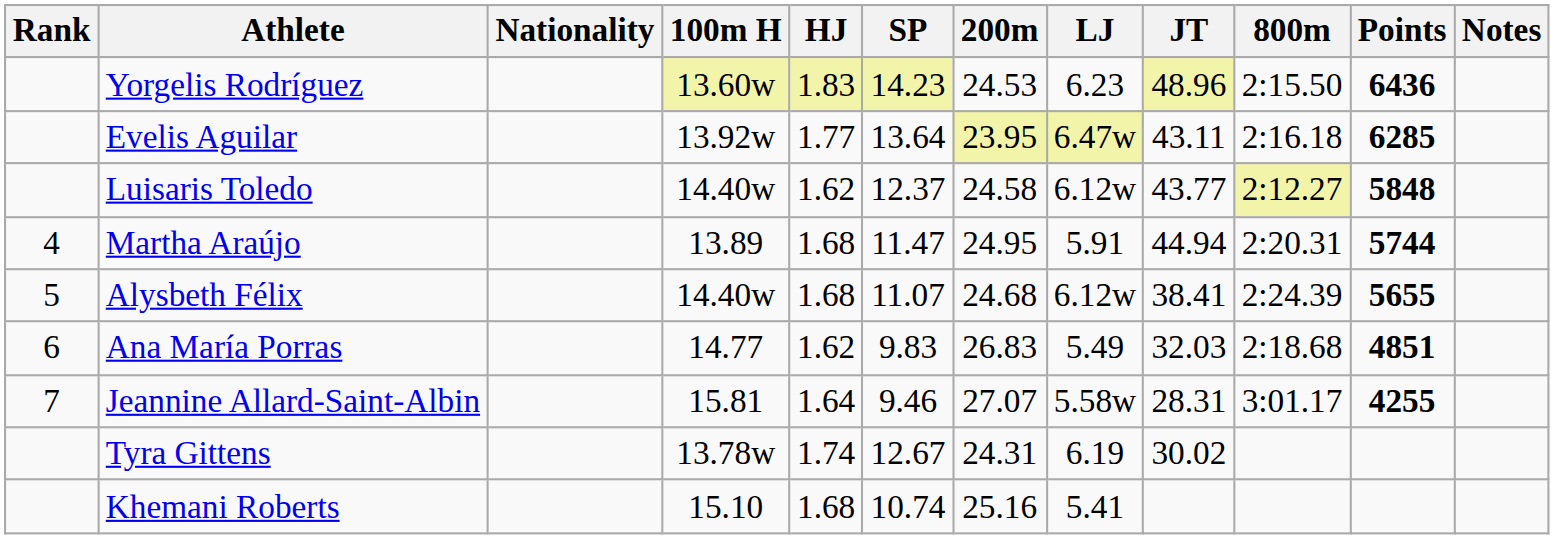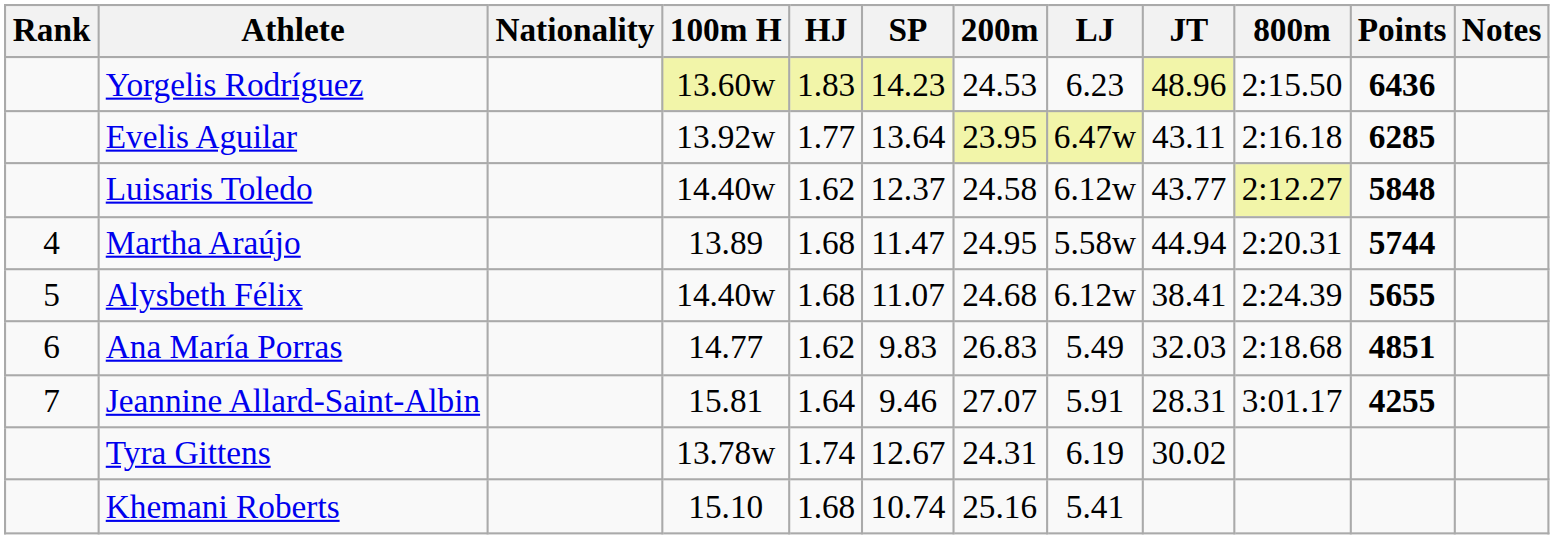(1095, 242) 5.91 -> (1095, 242) 5.58w
(1095, 400) 5.58w -> (1095, 400) 5.91
